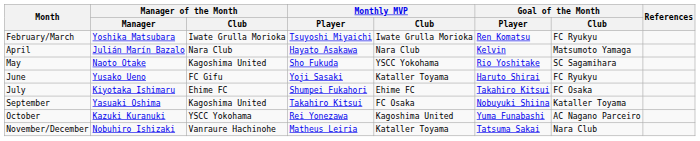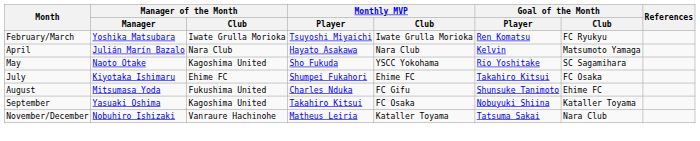- row: (16, 77)
+ row: (21, 90)
- row: (23, 116)
